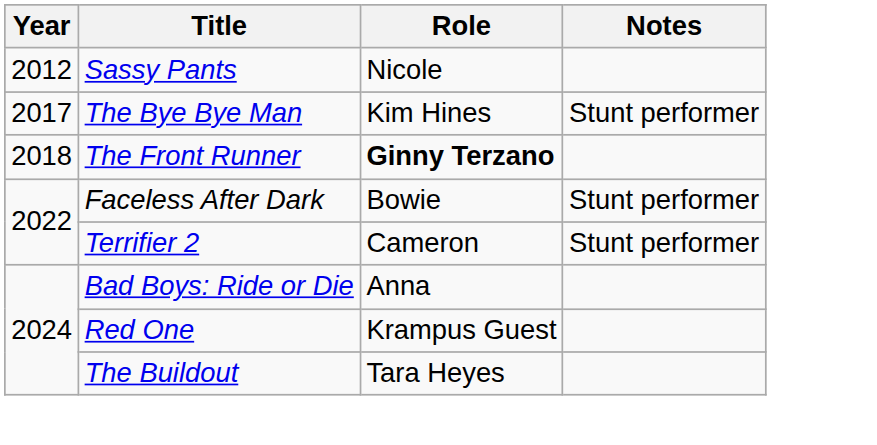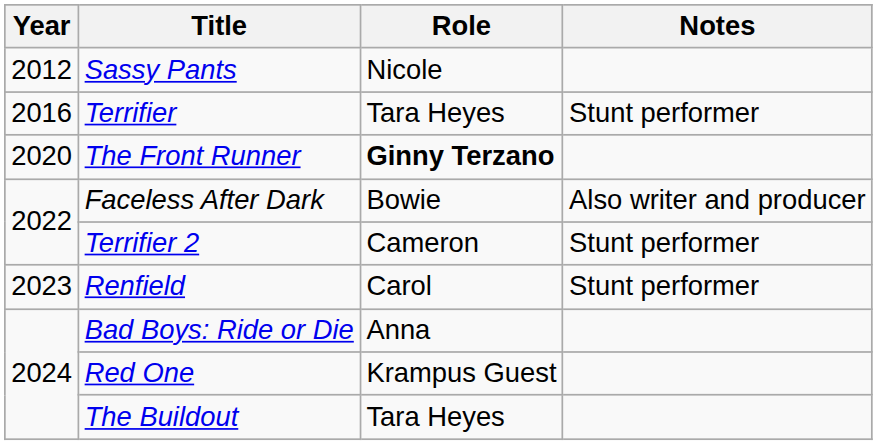+ row: (130, 112)
- row: (193, 112)
(42, 156) 2018 -> (42, 156) 2020
(664, 199) Stunt performer -> (717, 199) Also writer and producer
+ row: (135, 286)
